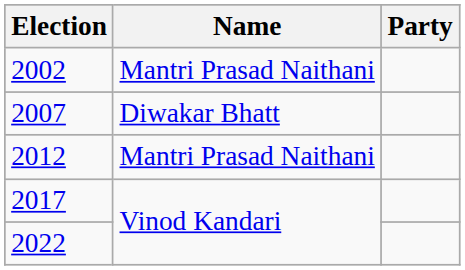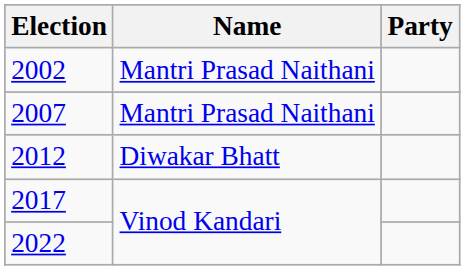(200, 112) Diwakar Bhatt -> (247, 112) Mantri Prasad Naithani
(247, 156) Mantri Prasad Naithani -> (200, 156) Diwakar Bhatt
